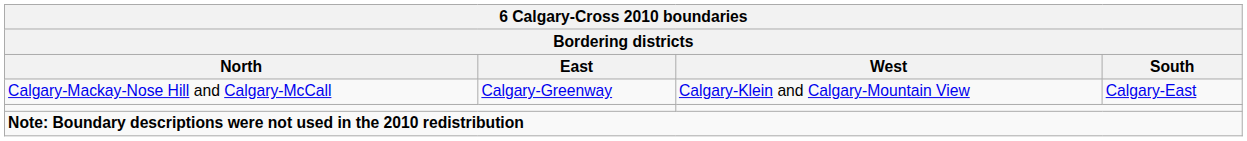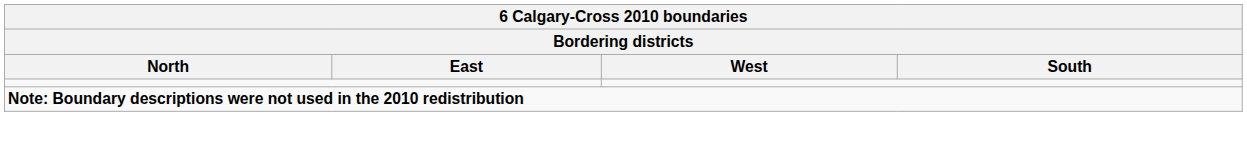- row: (170, 91)
